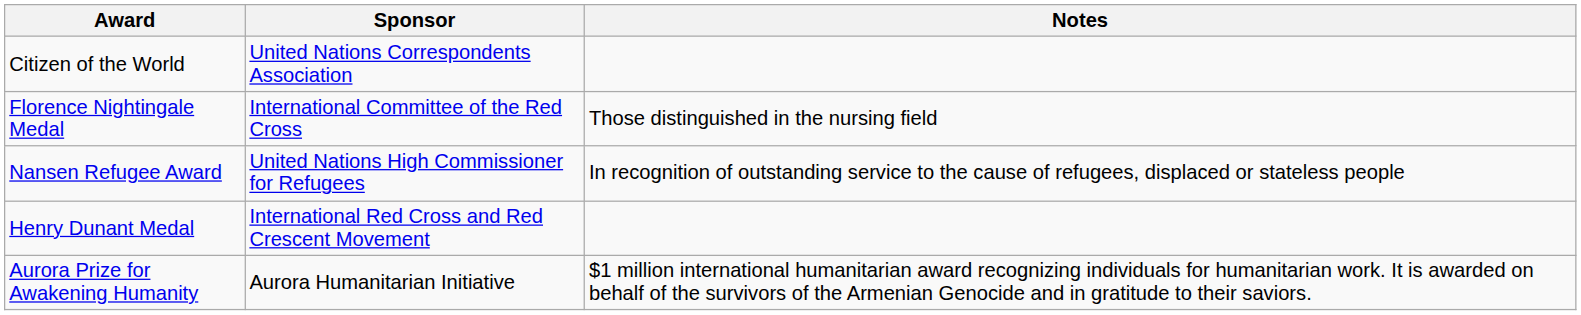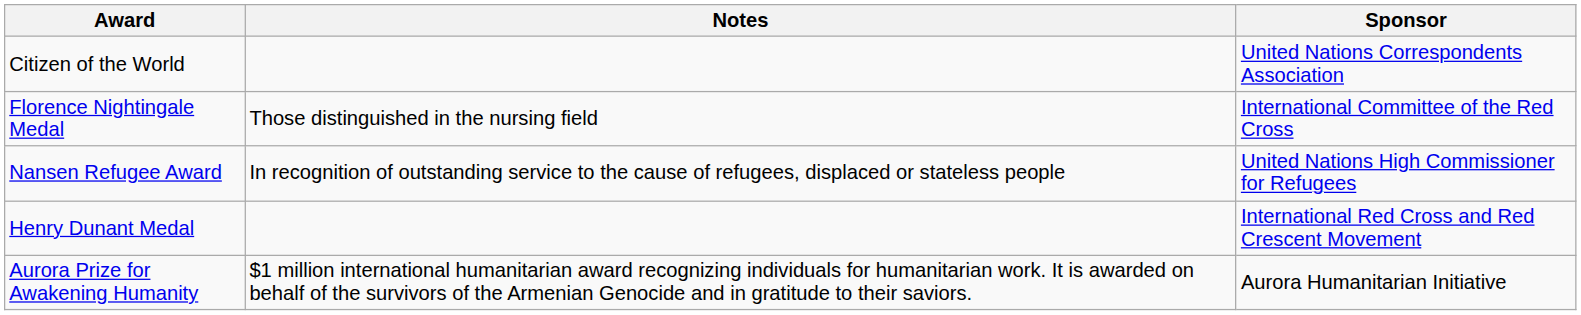columns swapped: (415, 20) <-> (1080, 20)
